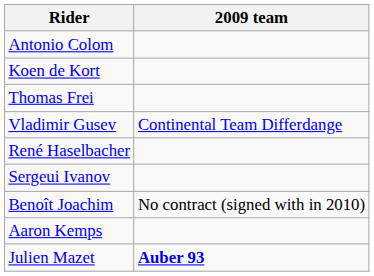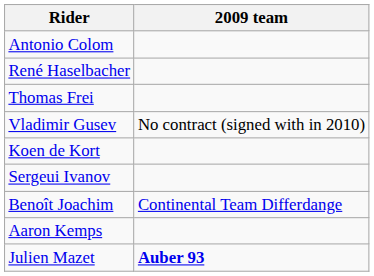rows swapped: (54, 71) <-> (69, 151)
(240, 124) Continental Team Differdange -> (251, 124) No contract (signed with in 2010)
(251, 204) No contract (signed with in 2010) -> (240, 204) Continental Team Differdange
